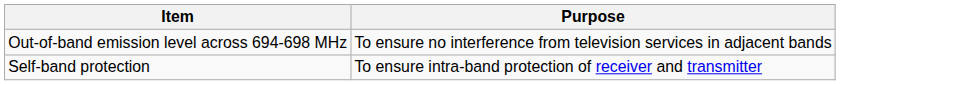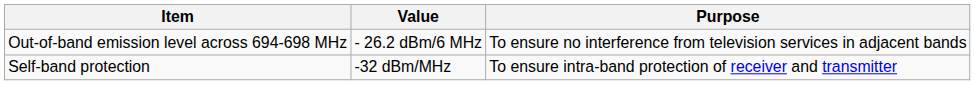+ column: (418, 17)
